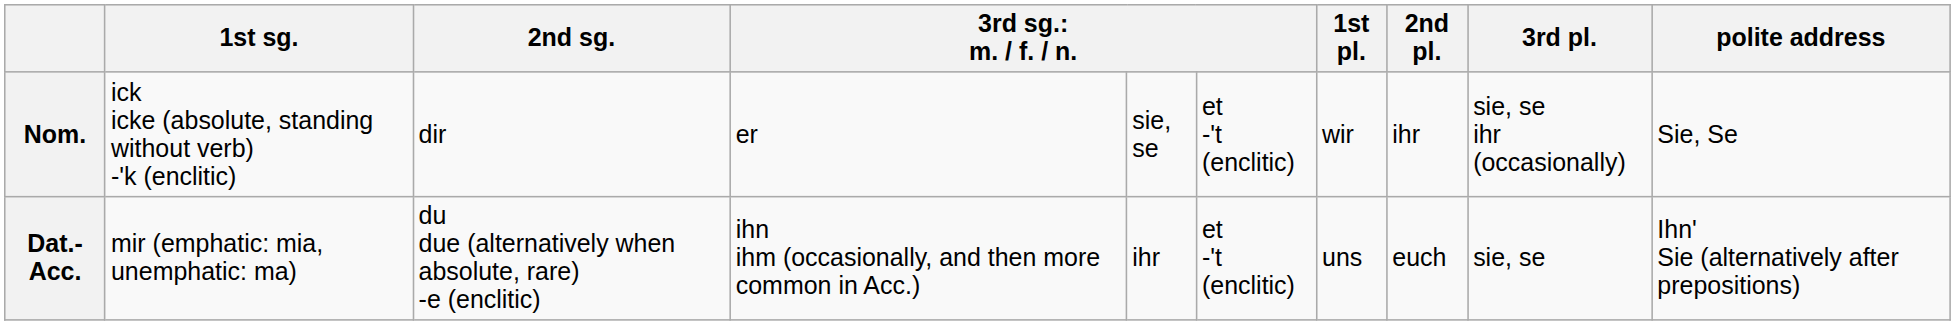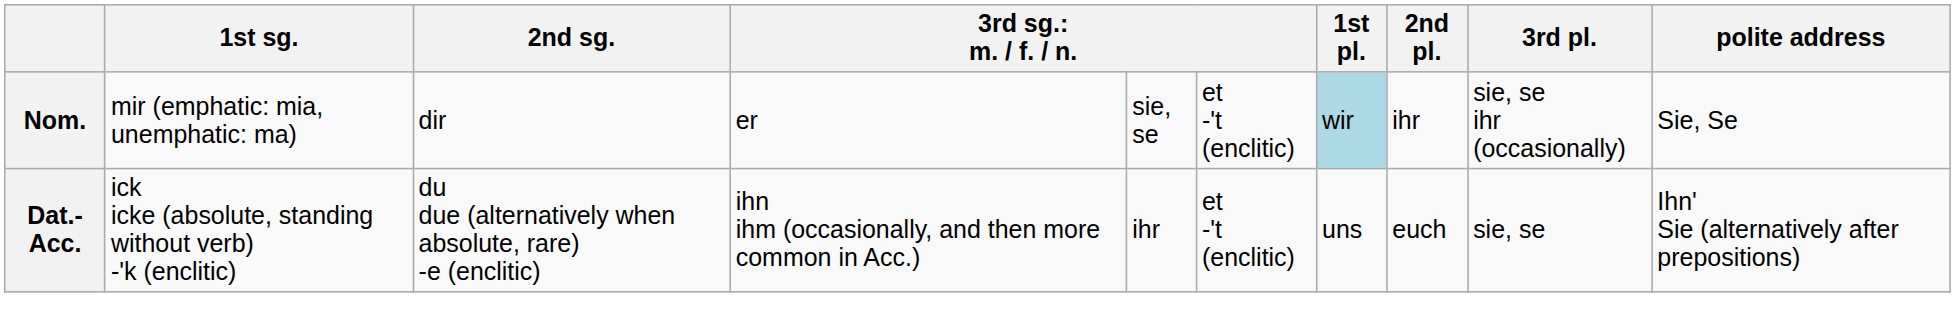(242, 134) ick icke (absolute, standing without verb) -'k (enclitic) -> (217, 120) mir (emphatic: mia, unemphatic: ma)
(1338, 134) no background -> (1338, 120) lightblue background
(217, 257) mir (emphatic: mia, unemphatic: ma) -> (242, 229) ick icke (absolute, standing without verb) -'k (enclitic)
